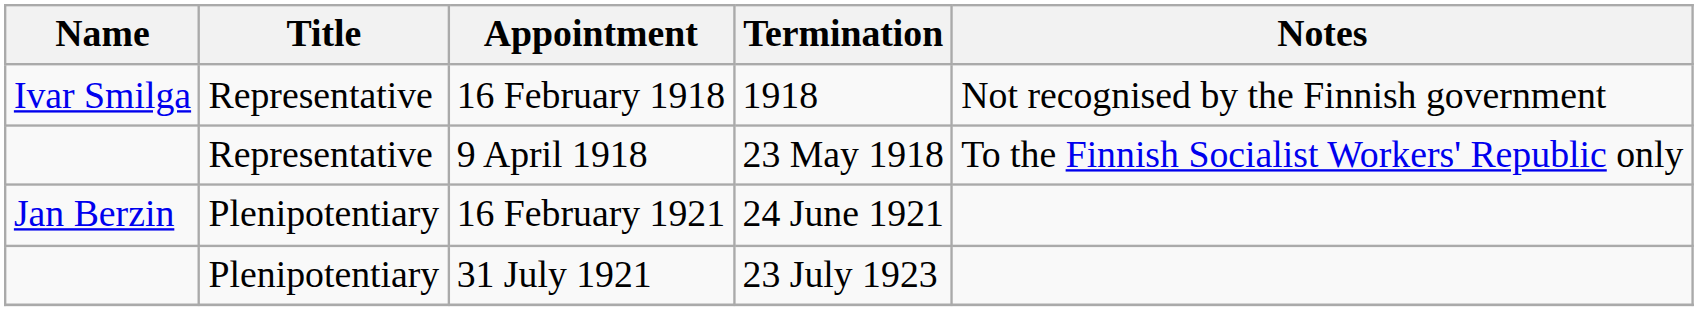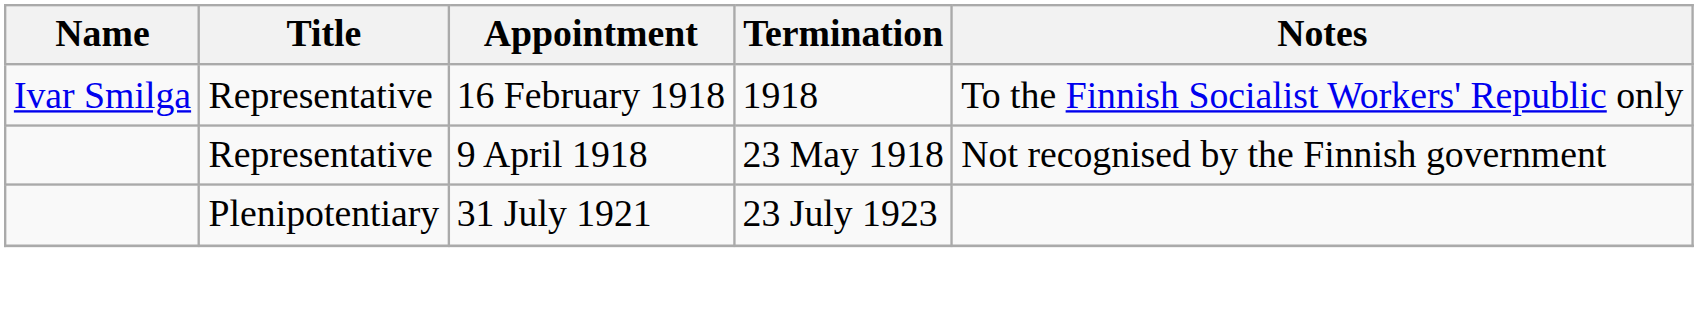(1284, 94) Not recognised by the Finnish government -> (1322, 94) To the Finnish Socialist Workers' Republic only
(1322, 154) To the Finnish Socialist Workers' Republic only -> (1284, 154) Not recognised by the Finnish government
- row: (591, 214)
